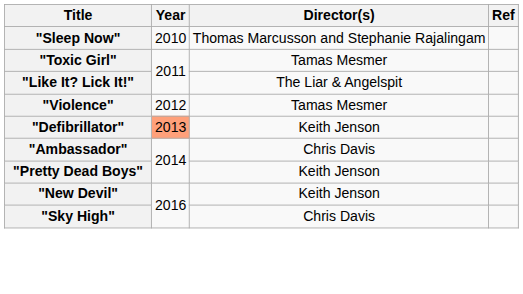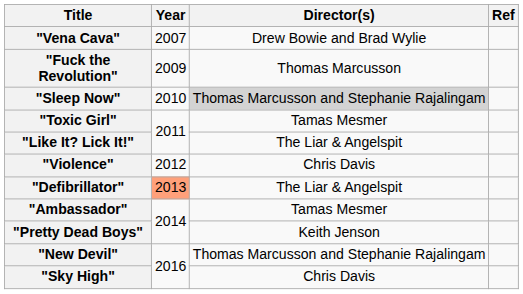+ row: (78, 37)
+ row: (78, 68)
(339, 37) no background -> (339, 98) lightgrey background
(339, 104) Tamas Mesmer -> (339, 165) Chris Davis
(339, 127) Keith Jenson -> (339, 187) The Liar & Angelspit
(339, 149) Chris Davis -> (339, 210) Tamas Mesmer
(339, 194) Keith Jenson -> (339, 254) Thomas Marcusson and Stephanie Rajalingam
